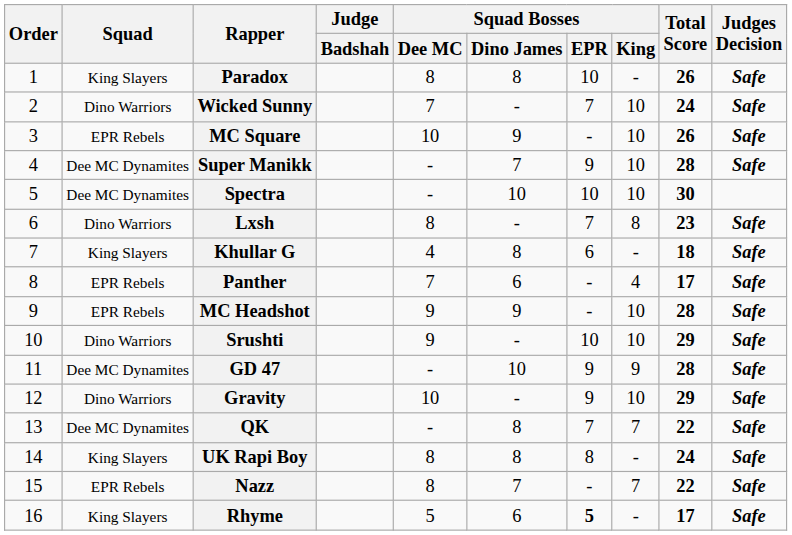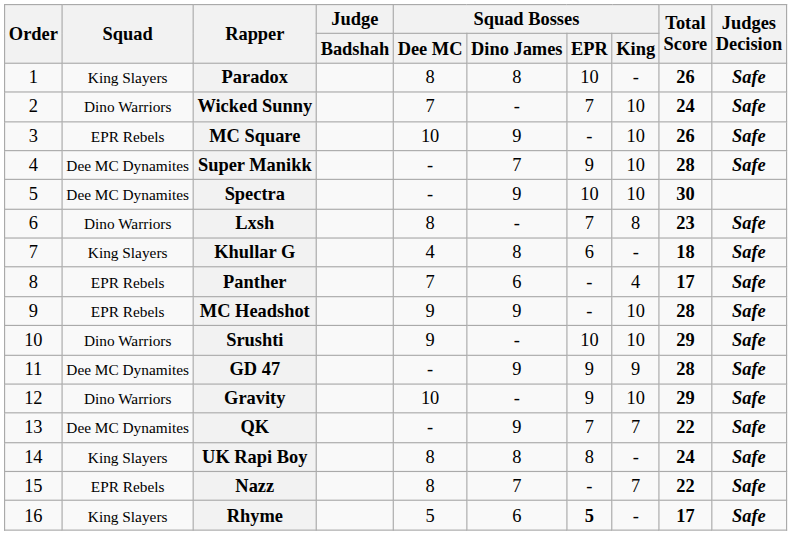(517, 194) 10 -> (517, 194) 9
(517, 369) 10 -> (517, 369) 9
(517, 427) 8 -> (517, 427) 9
